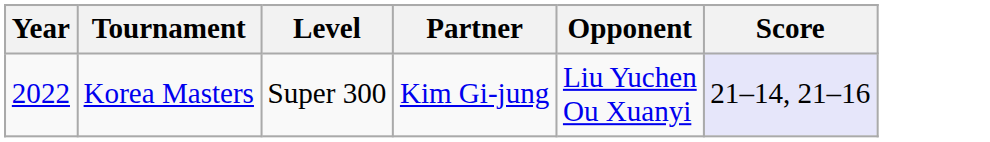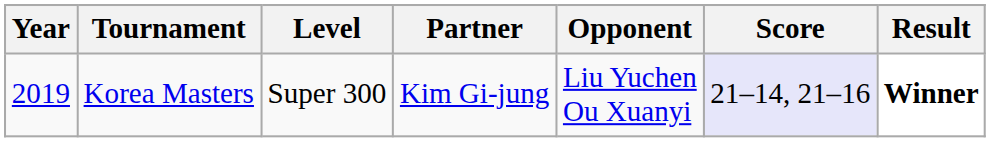+ column: (931, 28)
(41, 94) 2022 -> (41, 94) 2019
